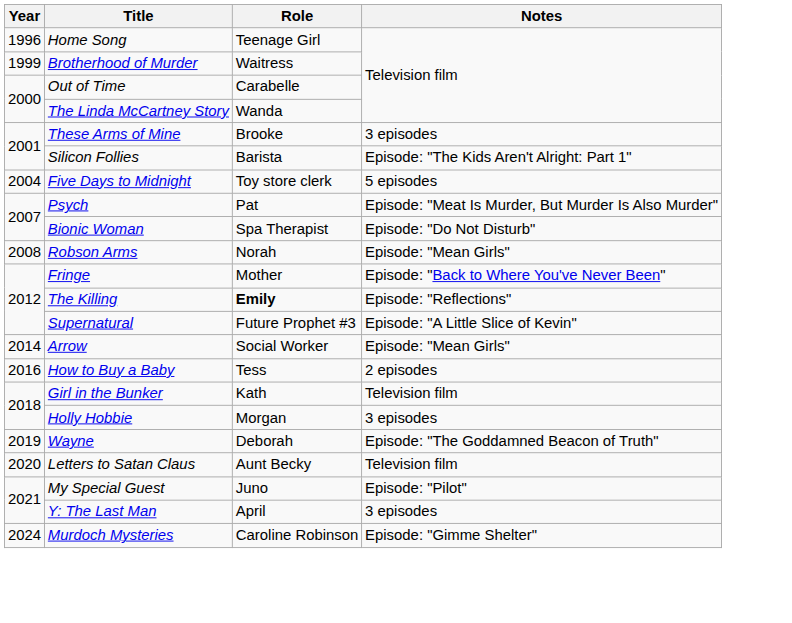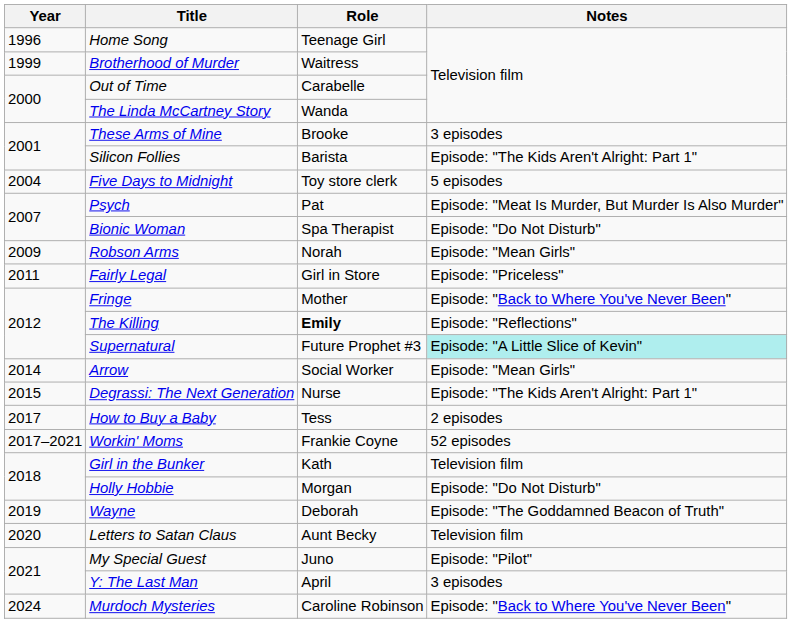(24, 252) 2008 -> (24, 252) 2009
+ row: (128, 275)
(471, 323) no background -> (536, 346) paleturquoise background
+ row: (192, 393)
(24, 370) 2016 -> (24, 417) 2017
+ row: (136, 441)
(401, 417) 3 episodes -> (516, 488) Episode: "Do Not Disturb"
(451, 535) Episode: "Gimme Shelter" -> (581, 606) Episode: "Back to Where You've Never Been"
